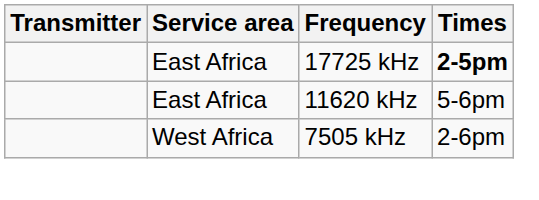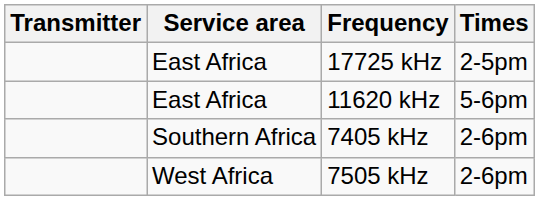(472, 61) bold -> (494, 61) normal
+ row: (378, 137)
